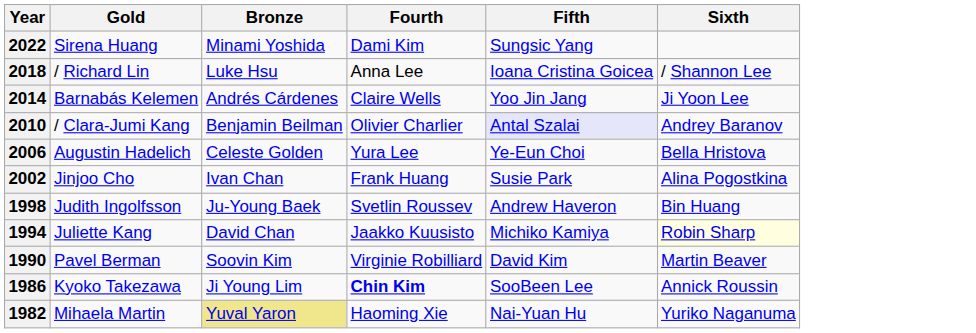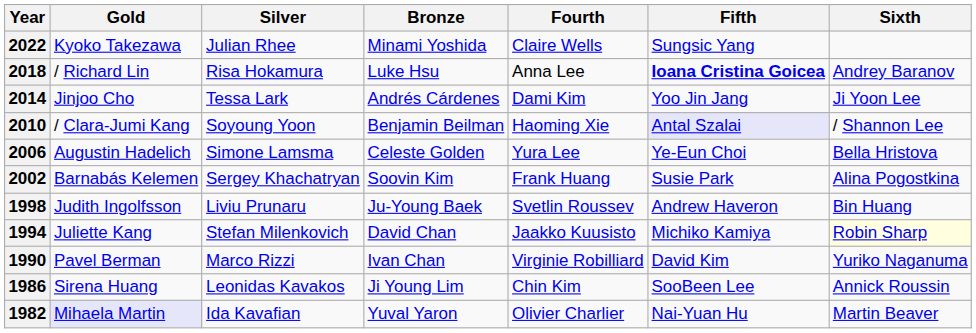+ column: (283, 17)
(106, 44) Sirena Huang -> (117, 44) Kyoko Takezawa
(387, 44) Dami Kim -> (557, 44) Claire Wells
(572, 71) normal -> (738, 71) bold
(716, 71) / Shannon Lee -> (894, 71) Andrey Baranov
(126, 98) Barnabás Kelemen -> (94, 98) Jinjoo Cho
(396, 98) Claire Wells -> (549, 98) Dami Kim
(407, 125) Olivier Charlier -> (561, 125) Haoming Xie
(722, 125) Andrey Baranov -> (888, 125) / Shannon Lee
(94, 179) Jinjoo Cho -> (126, 179) Barnabás Kelemen
(245, 179) Ivan Chan -> (410, 179) Soovin Kim
(249, 260) Soovin Kim -> (406, 260) Ivan Chan
(714, 260) Martin Beaver -> (900, 260) Yuriko Naganuma
(117, 286) Kyoko Takezawa -> (106, 286) Sirena Huang
(388, 286) bold -> (546, 286) normal
(110, 313) no background -> (110, 313) lavender background
(251, 313) khaki background -> (413, 313) no background
(399, 313) Haoming Xie -> (568, 313) Olivier Charlier
(728, 313) Yuriko Naganuma -> (886, 313) Martin Beaver
